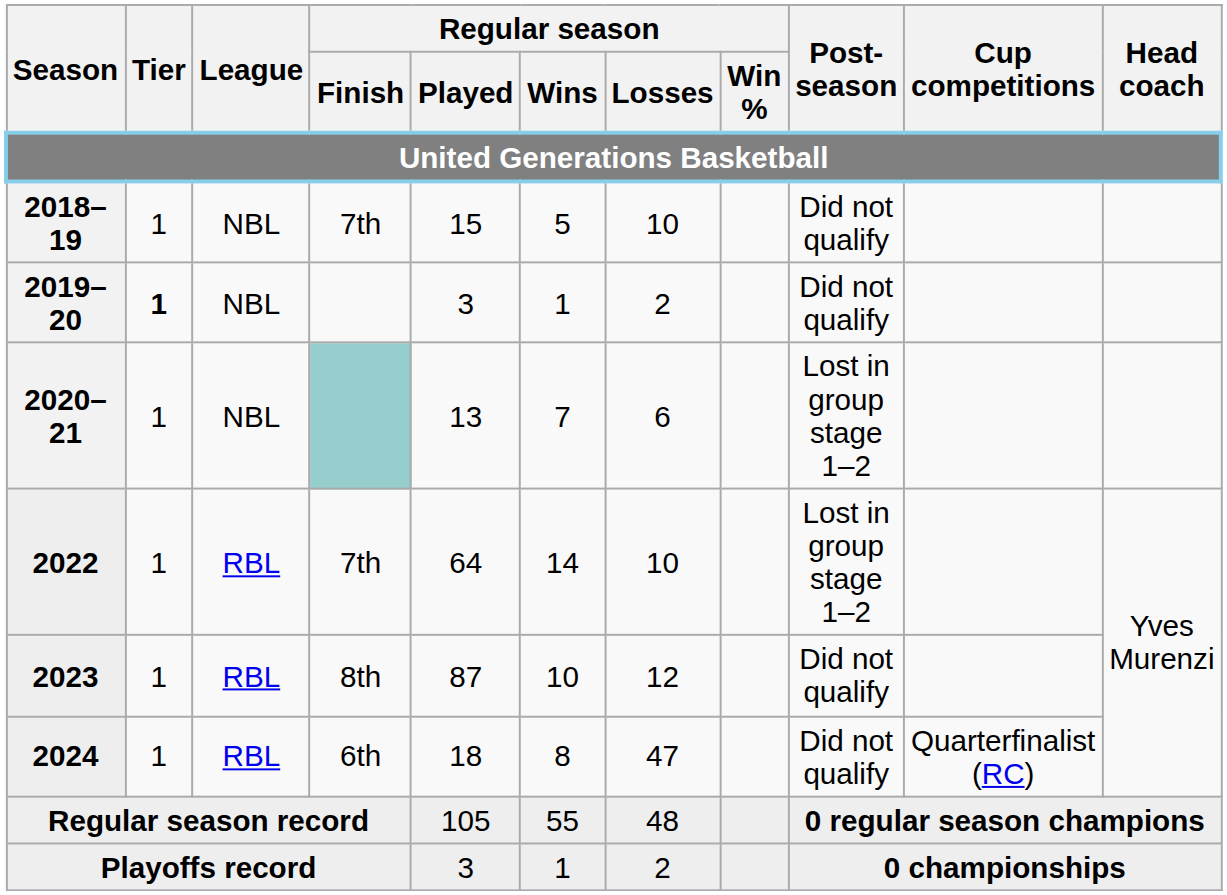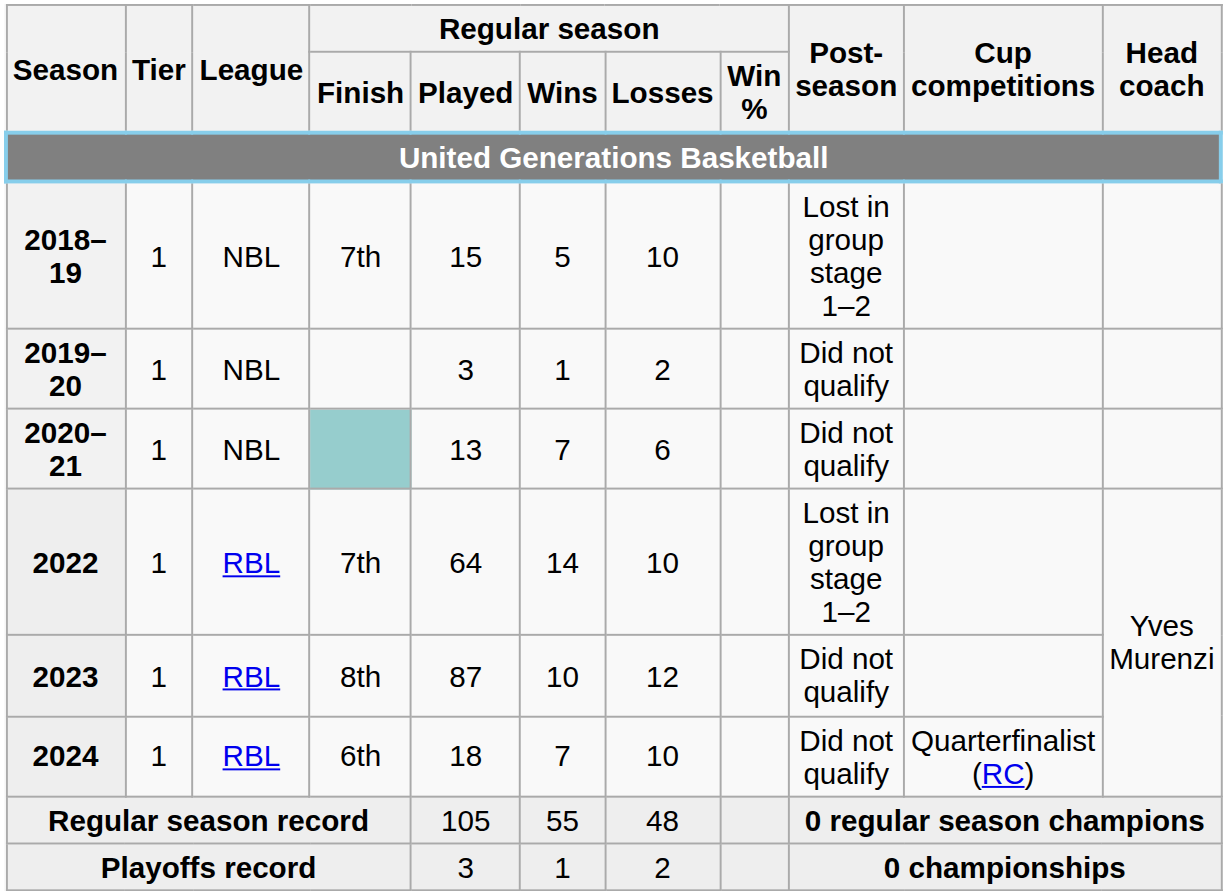(846, 223) Did not qualify -> (846, 256) Lost in group stage 1–2
(159, 303) bold -> (159, 369) normal
(846, 416) Lost in group stage 1–2 -> (846, 449) Did not qualify
(562, 756) 8 -> (562, 756) 7
(663, 756) 47 -> (663, 756) 10
